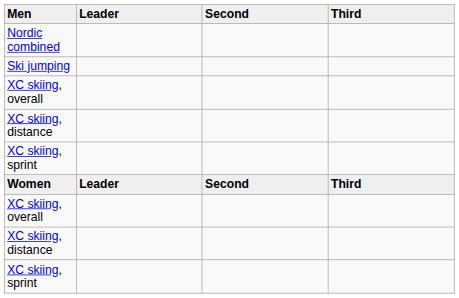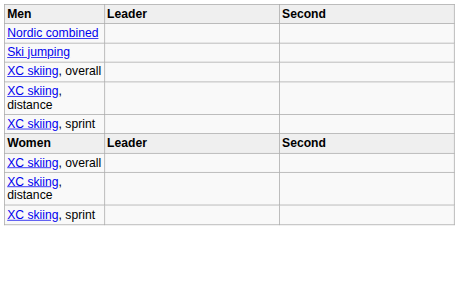- column: (346, 14)
